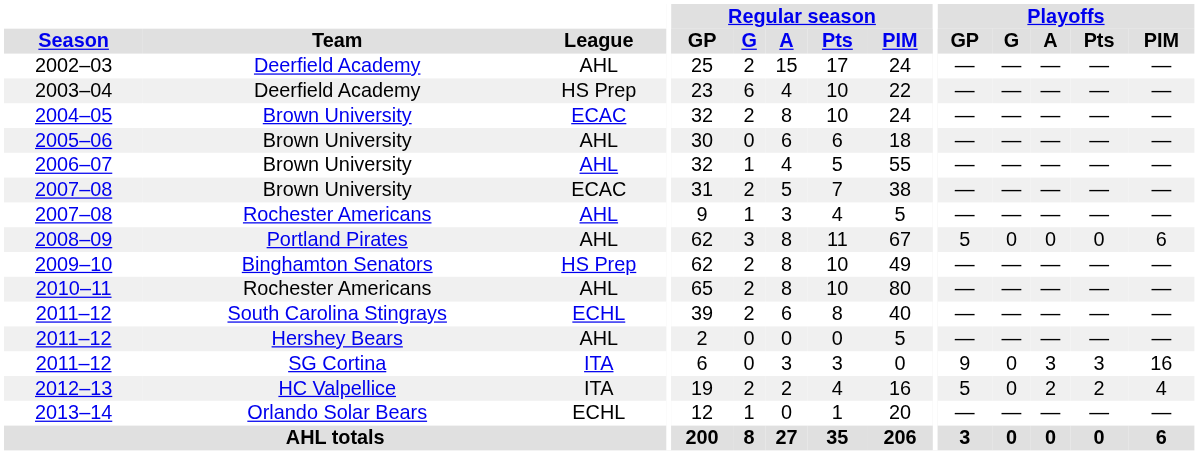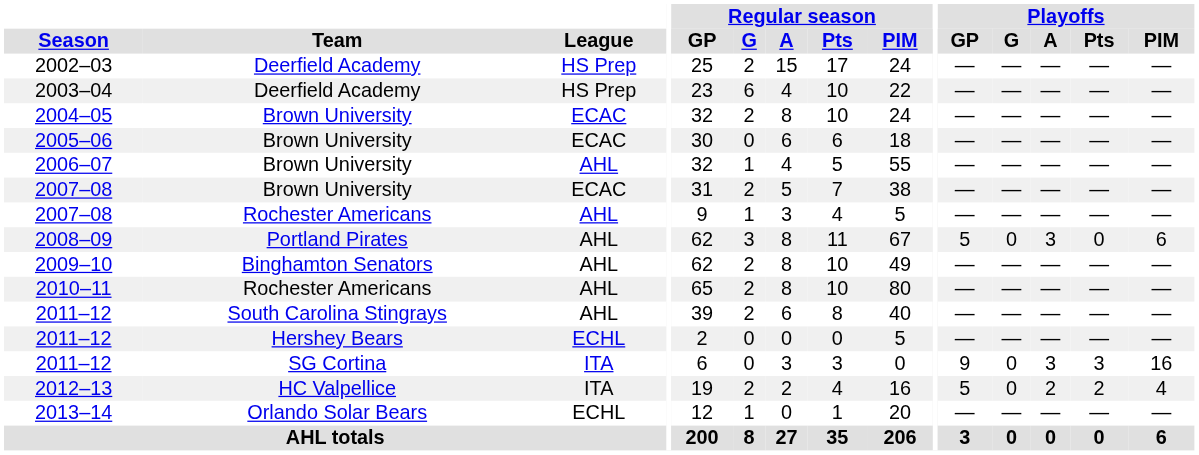(599, 65) AHL -> (599, 65) HS Prep
(599, 140) AHL -> (599, 140) ECAC
(1050, 239) 0 -> (1050, 239) 3
(599, 264) HS Prep -> (599, 264) AHL
(599, 313) ECHL -> (599, 313) AHL
(599, 338) AHL -> (599, 338) ECHL
